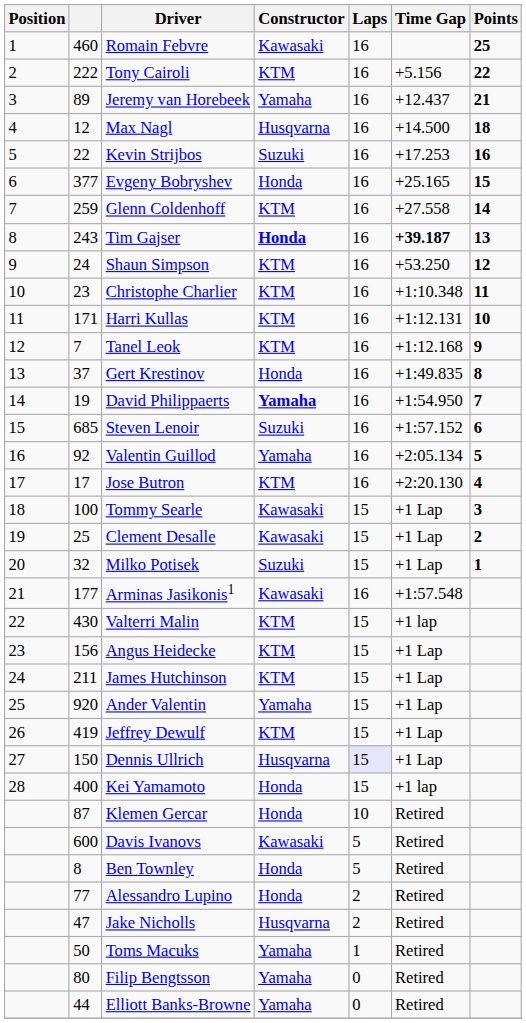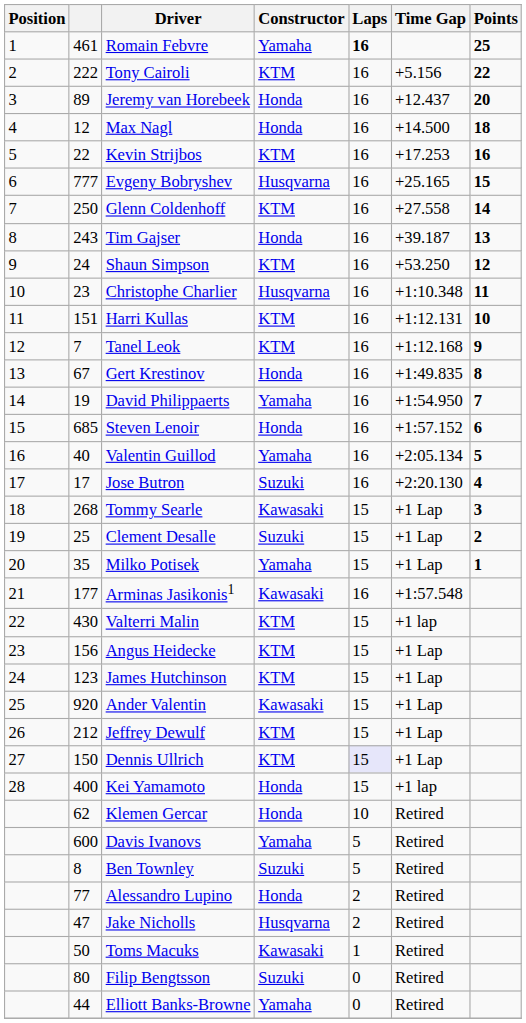(86, 45) 460 -> (86, 45) 461
(291, 45) Kawasaki -> (285, 45) Yamaha
(361, 45) normal -> (361, 45) bold
(285, 100) Yamaha -> (280, 100) Honda
(482, 100) 21 -> (482, 100) 20
(294, 127) Husqvarna -> (280, 127) Honda
(281, 154) Suzuki -> (277, 154) KTM
(86, 182) 377 -> (86, 182) 777
(280, 182) Honda -> (294, 182) Husqvarna
(86, 209) 259 -> (86, 209) 250
(282, 236) bold -> (280, 236) normal
(423, 236) bold -> (422, 236) normal
(277, 291) KTM -> (294, 291) Husqvarna
(86, 318) 171 -> (86, 318) 151
(81, 373) 37 -> (81, 373) 67
(287, 400) bold -> (285, 400) normal
(281, 428) Suzuki -> (280, 428) Honda
(81, 455) 92 -> (81, 455) 40
(277, 482) KTM -> (281, 482) Suzuki
(86, 510) 100 -> (86, 510) 268
(291, 537) Kawasaki -> (281, 537) Suzuki
(81, 564) 32 -> (81, 564) 35
(281, 564) Suzuki -> (285, 564) Yamaha
(85, 677) 211 -> (86, 677) 123
(285, 704) Yamaha -> (291, 704) Kawasaki
(86, 731) 419 -> (86, 731) 212
(294, 759) Husqvarna -> (277, 759) KTM
(81, 813) 87 -> (81, 813) 62
(291, 841) Kawasaki -> (285, 841) Yamaha
(280, 868) Honda -> (281, 868) Suzuki
(285, 950) Yamaha -> (291, 950) Kawasaki
(285, 977) Yamaha -> (281, 977) Suzuki
